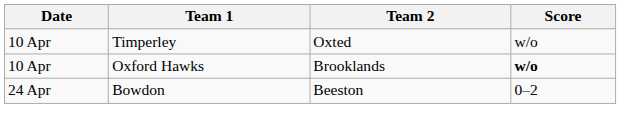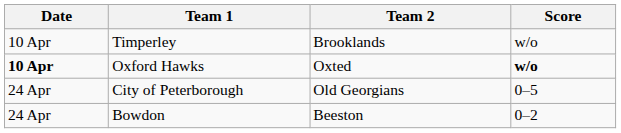(332, 41) Oxted -> (349, 41) Brooklands
(29, 66) normal -> (31, 66) bold
(349, 66) Brooklands -> (332, 66) Oxted
+ row: (178, 90)
